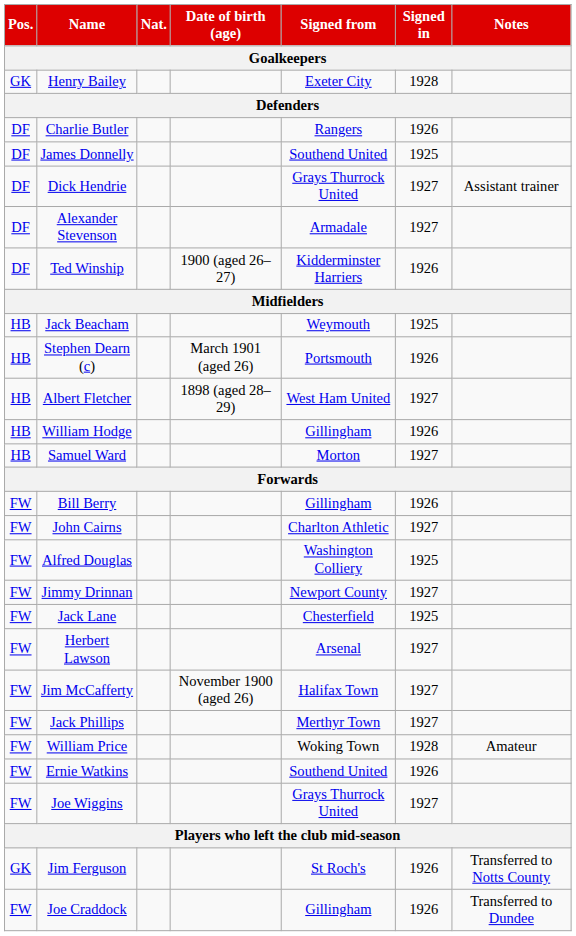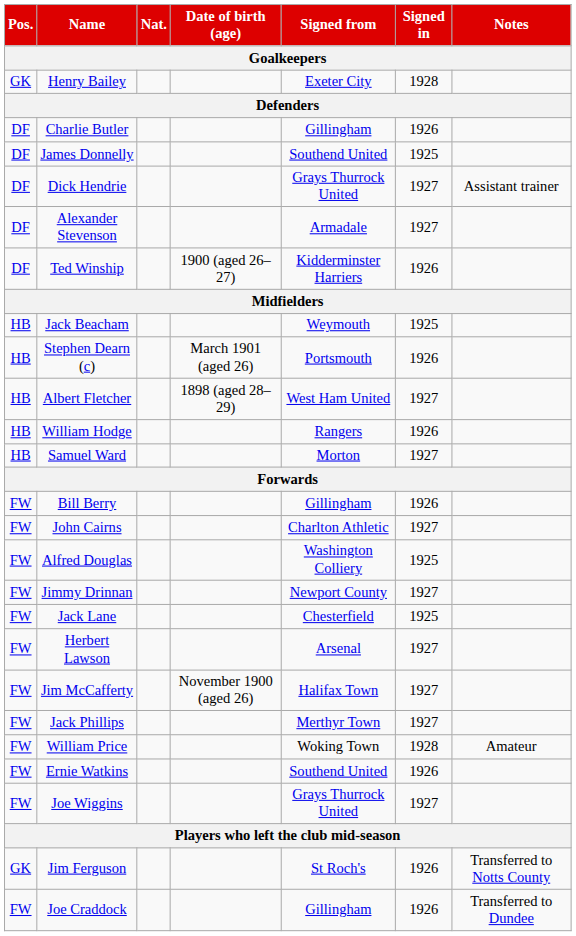(338, 130) Rangers -> (338, 130) Gillingham
(338, 431) Gillingham -> (338, 431) Rangers
